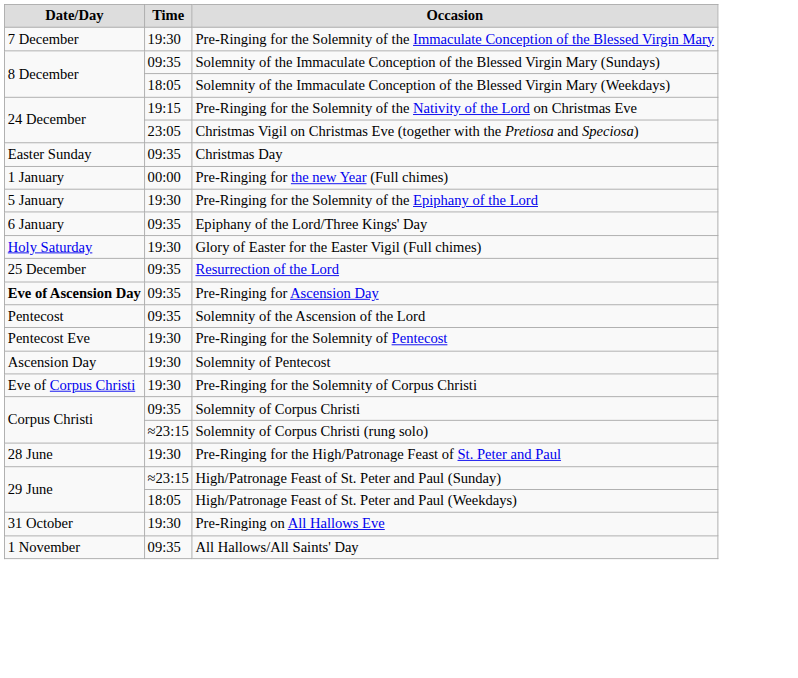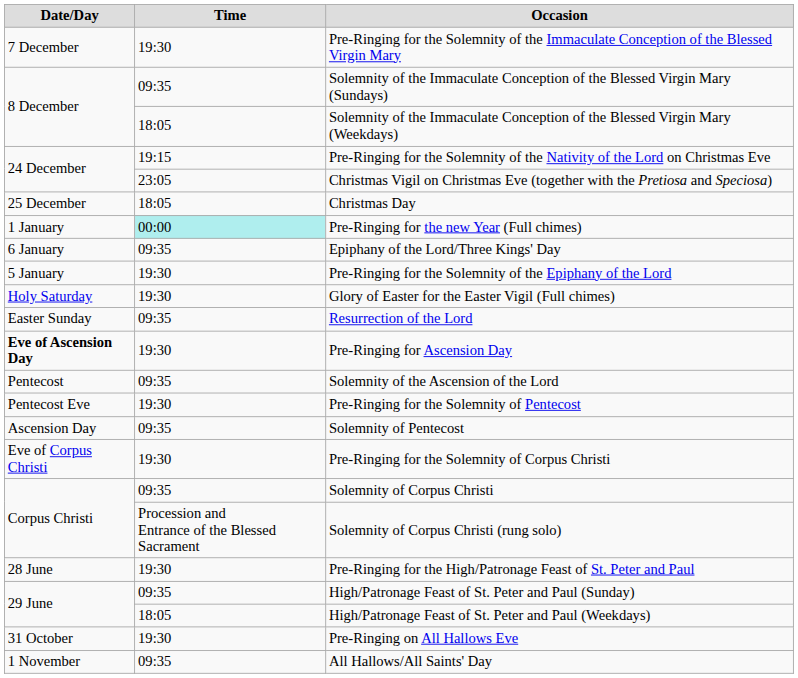(50, 154) Easter Sunday -> (47, 203) 25 December
(164, 154) 09:35 -> (155, 203) 18:05
(164, 177) no background -> (155, 226) paleturquoise background
rows swapped: (367, 200) <-> (311, 223)
(47, 270) 25 December -> (50, 319) Easter Sunday
(164, 293) 09:35 -> (155, 350) 19:30
(164, 362) 19:30 -> (155, 427) 09:35
(168, 431) ≈23:15 -> (207, 529) Procession and Entrance of the Blessed Sacrament
(168, 477) ≈23:15 -> (155, 592) 09:35
